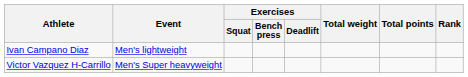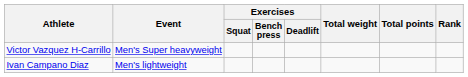rows swapped: (48, 51) <-> (59, 65)
